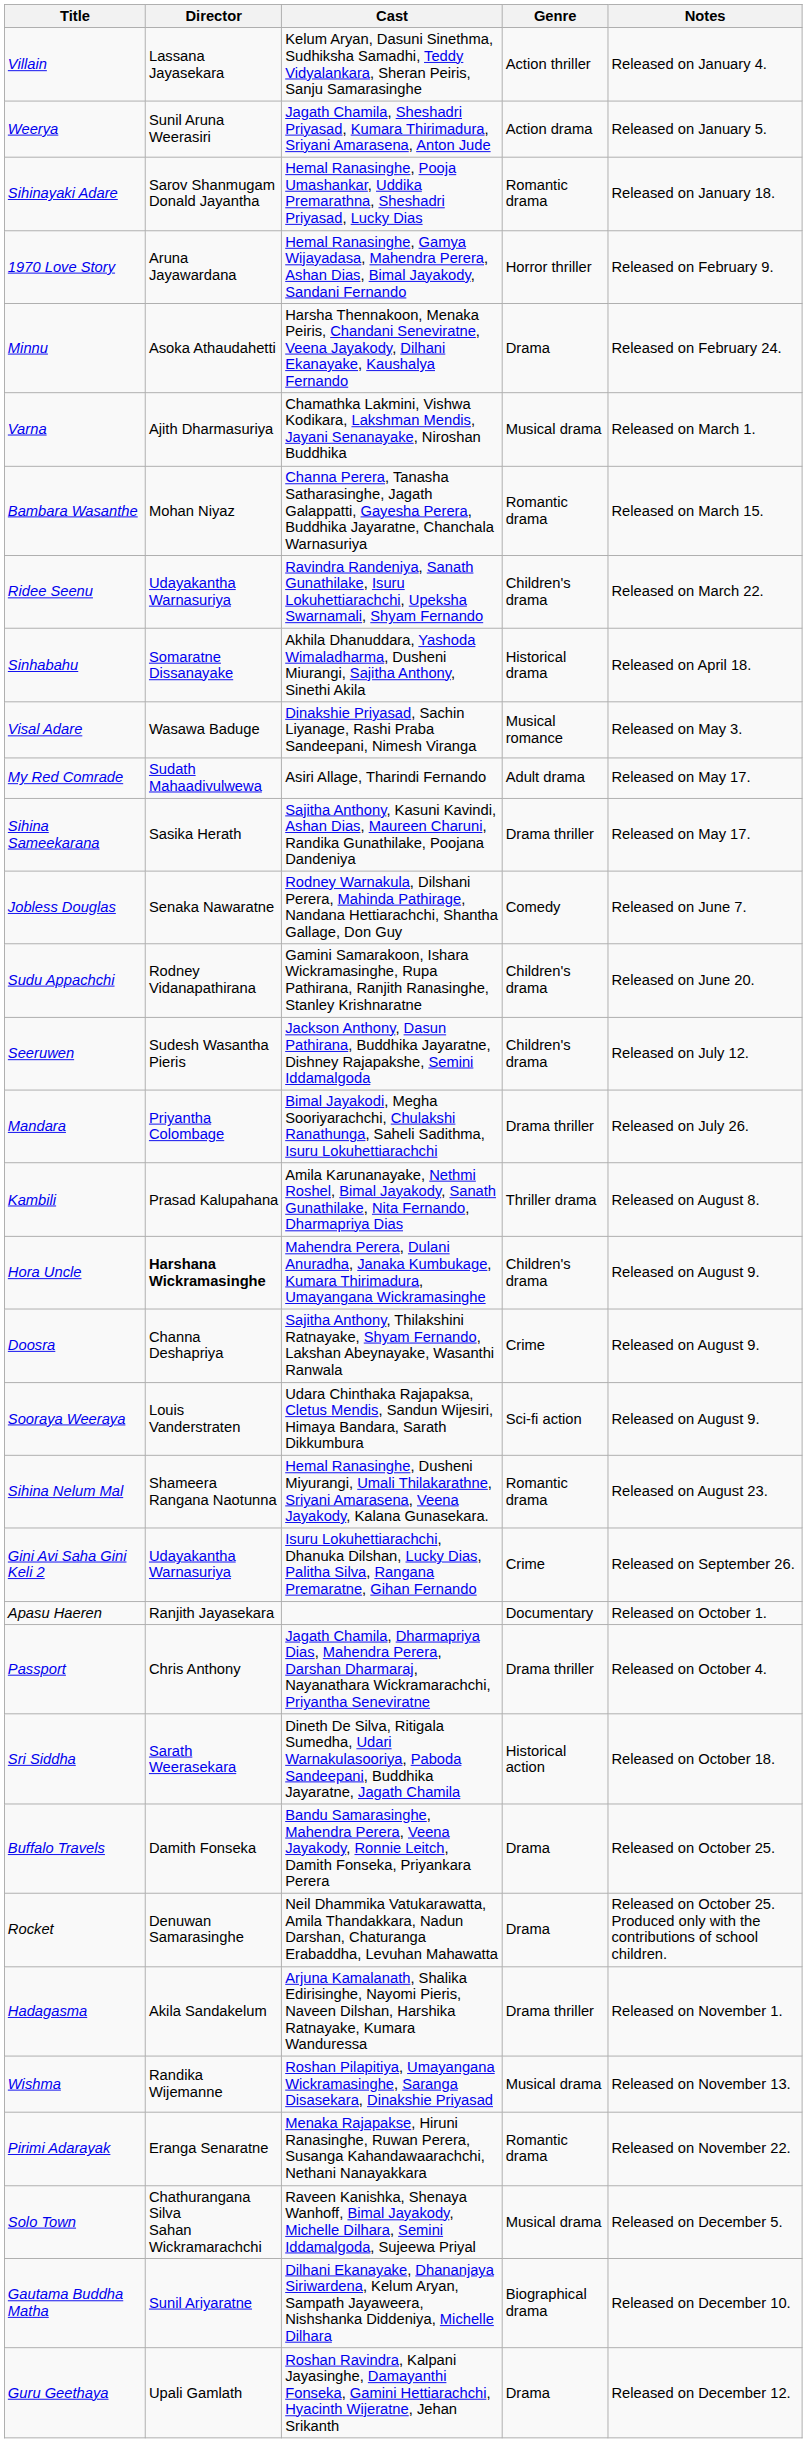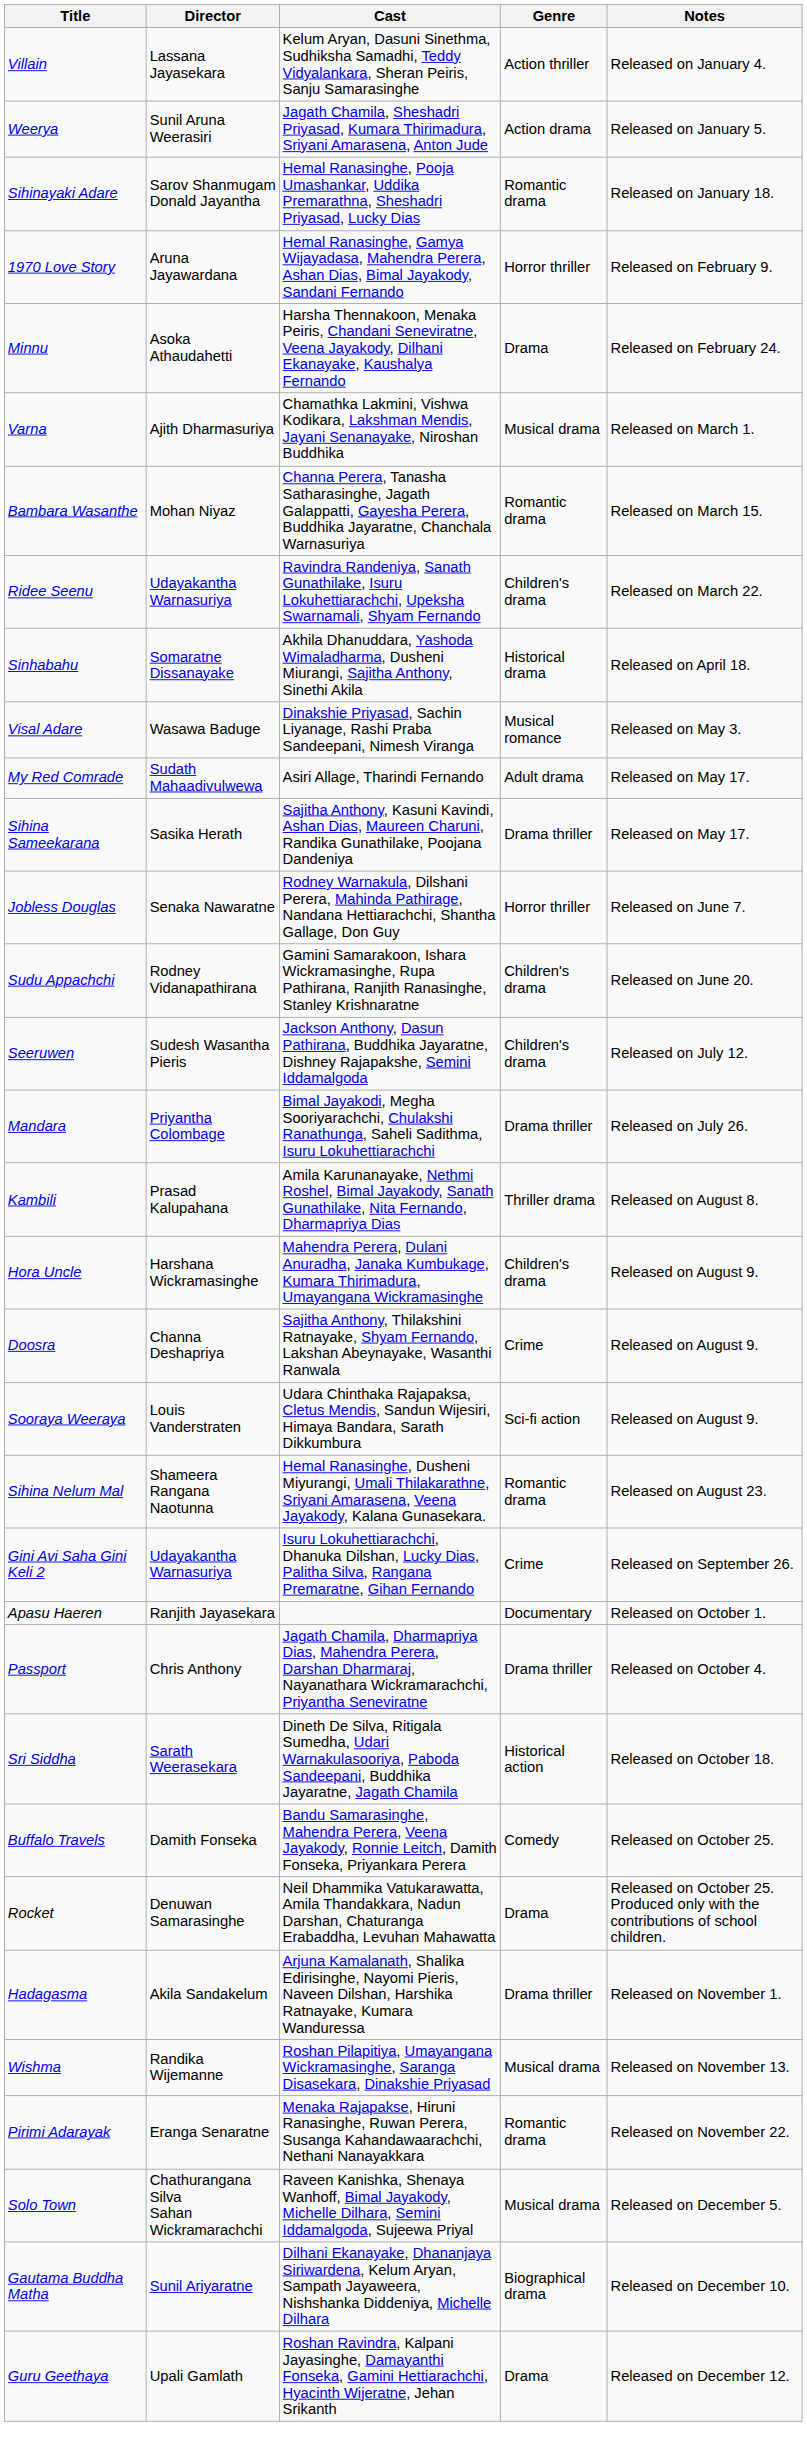(533, 907) Comedy -> (547, 907) Horror thriller
(207, 1272) bold -> (204, 1272) normal
(528, 1848) Drama -> (532, 1840) Comedy
